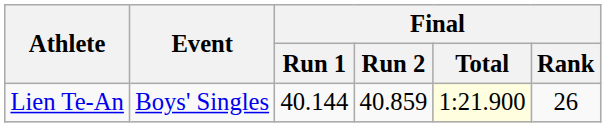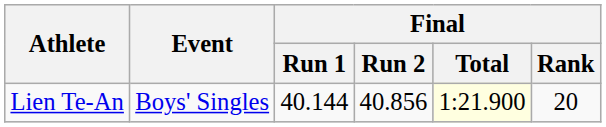(393, 102) 40.859 -> (393, 102) 40.856
(566, 102) 26 -> (566, 102) 20
